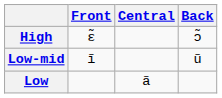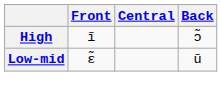(91, 38) ɛ̃ -> (91, 38) ĩ
(91, 60) ĩ -> (91, 60) ɛ̃
- row: (36, 82)
